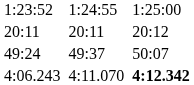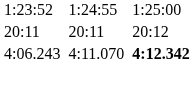- row: (22, 54)
